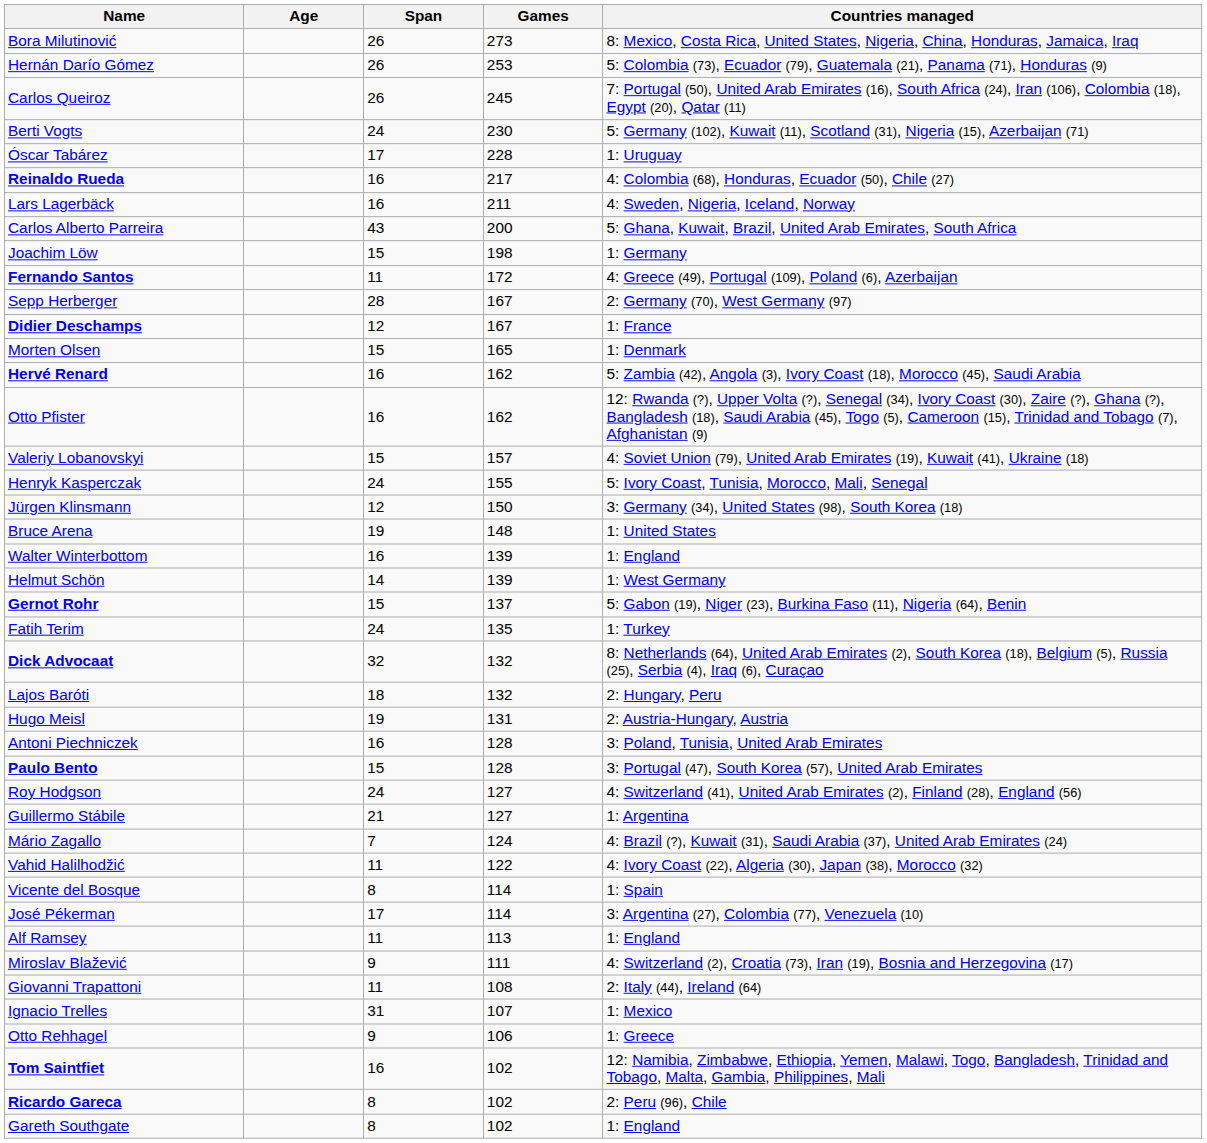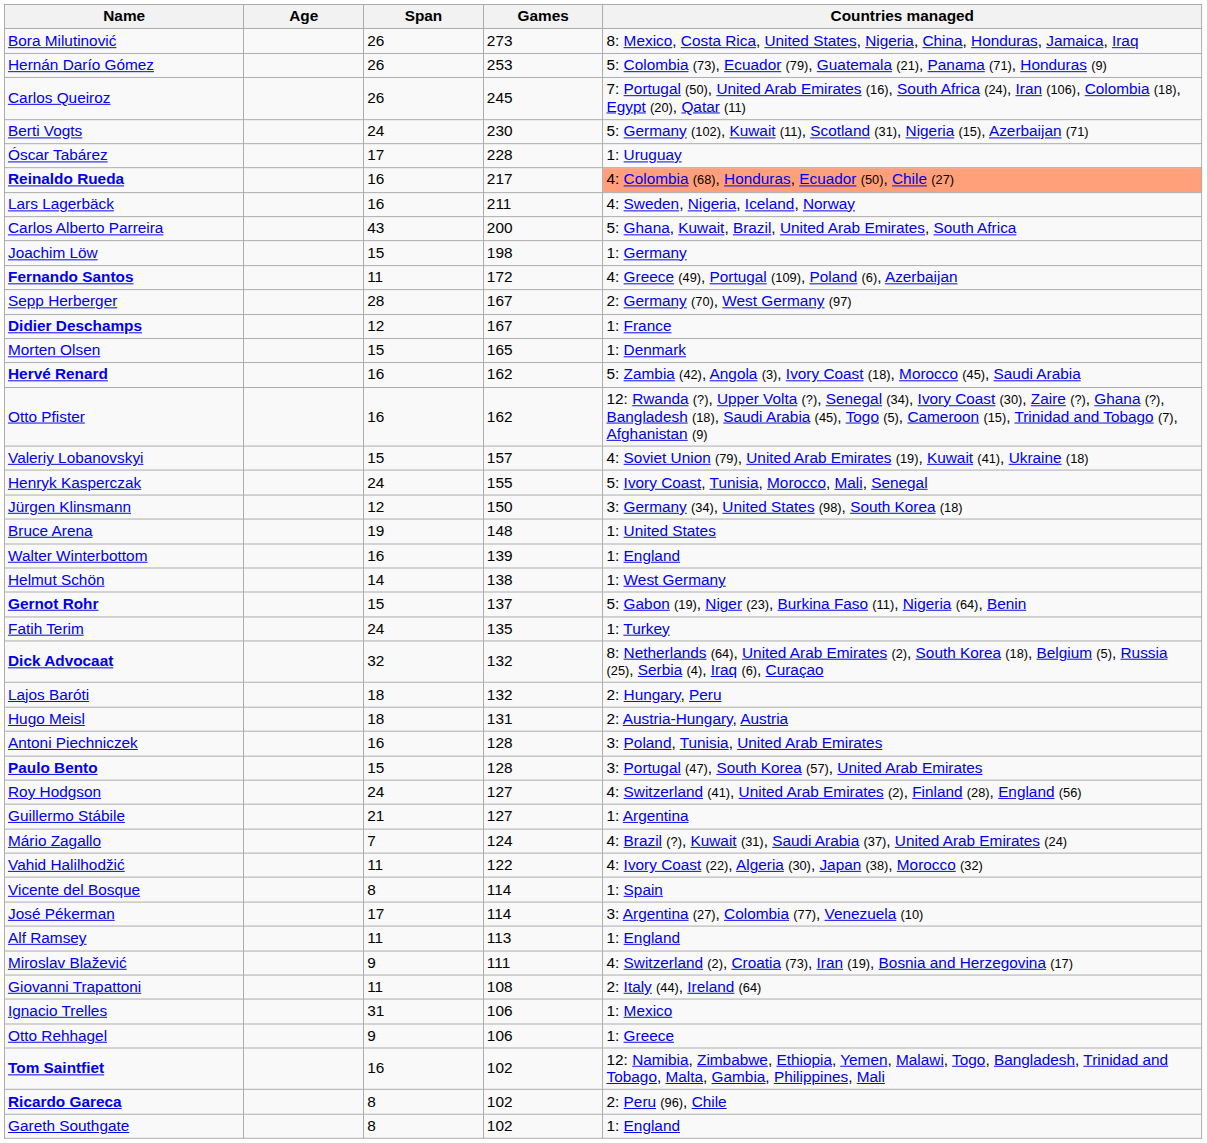(780, 180) no background -> (780, 180) lightsalmon background
(500, 580) 139 -> (500, 580) 138
(376, 719) 19 -> (376, 719) 18
(500, 1011) 107 -> (500, 1011) 106
